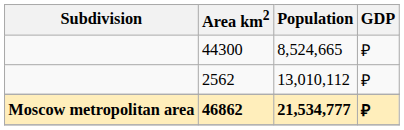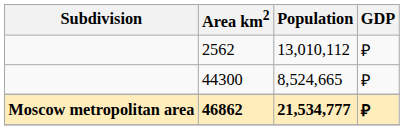rows swapped: (218, 79) <-> (222, 49)
